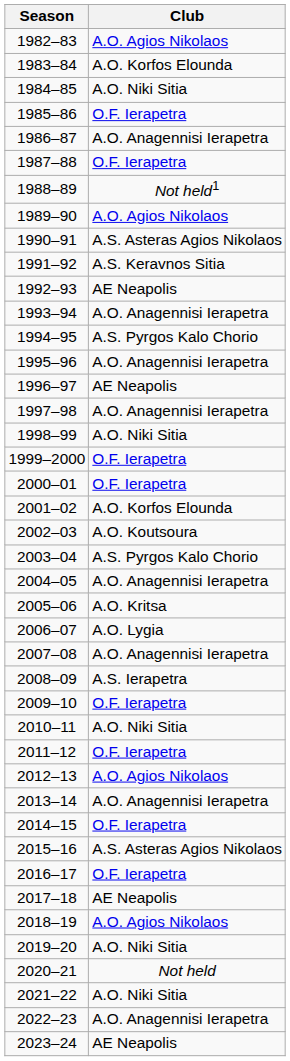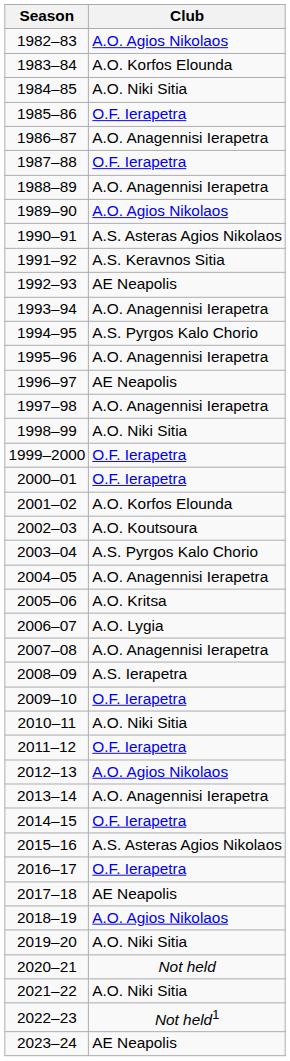(187, 189) Not held1 -> (180, 187) A.O. Anagennisi Ierapetra
(180, 1019) A.O. Anagennisi Ierapetra -> (187, 1017) Not held1
